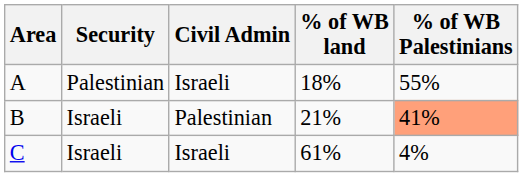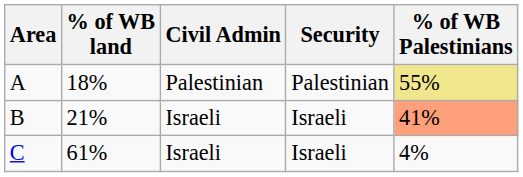columns swapped: (115, 34) <-> (345, 34)
(202, 82) Israeli -> (214, 82) Palestinian
(419, 82) no background -> (419, 82) khaki background
(223, 117) Palestinian -> (193, 117) Israeli
